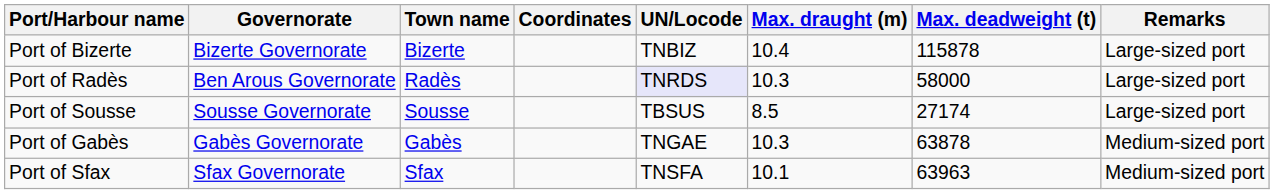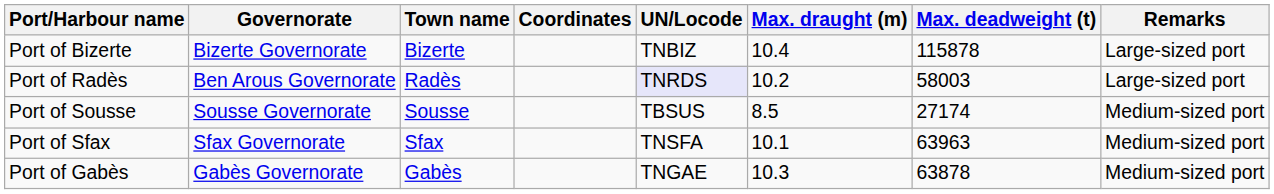(770, 81) 10.3 -> (770, 81) 10.2
(943, 81) 58000 -> (943, 81) 58003
(1175, 111) Large-sized port -> (1185, 111) Medium-sized port
rows swapped: (60, 173) <-> (69, 142)
